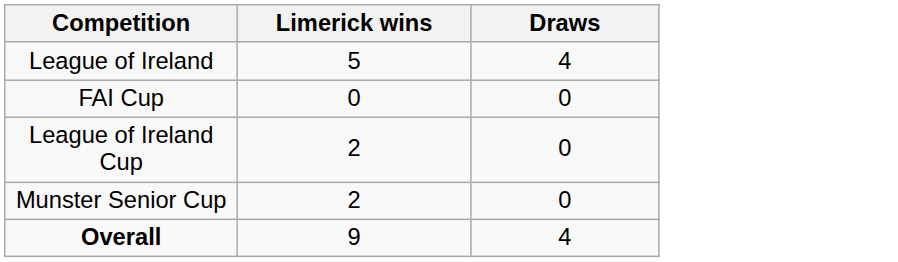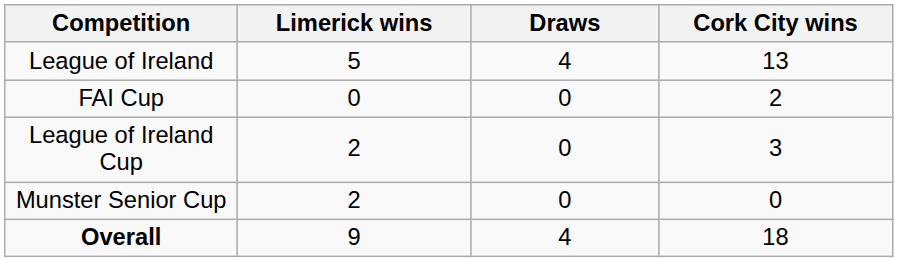+ column: (776, 23)
